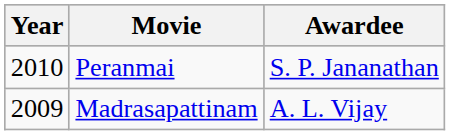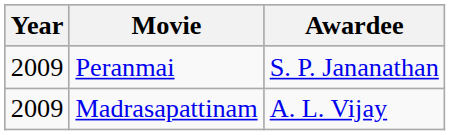(37, 66) 2010 -> (37, 66) 2009
